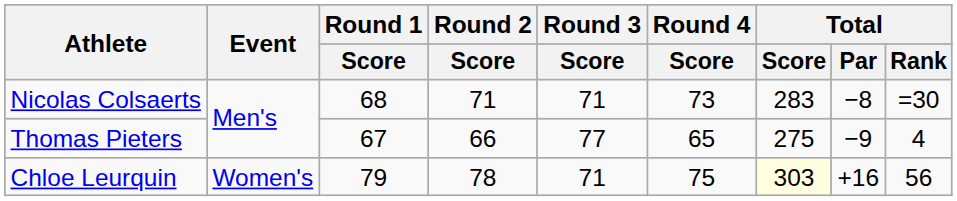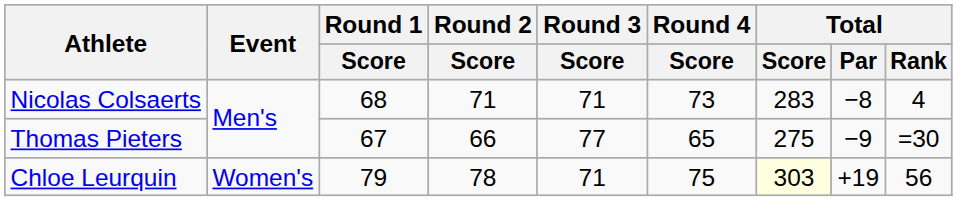(919, 100) =30 -> (919, 100) 4
(919, 138) 4 -> (919, 138) =30
(858, 177) +16 -> (858, 177) +19
